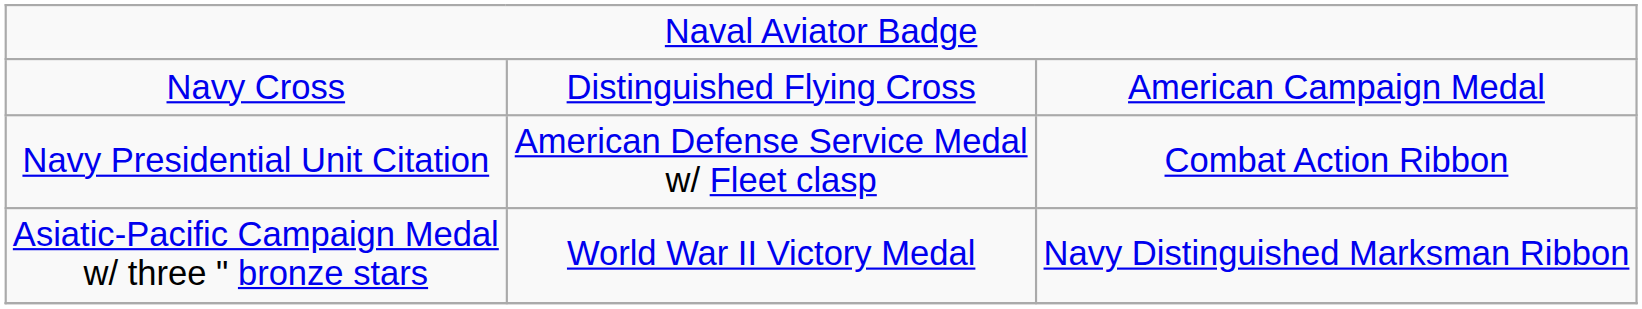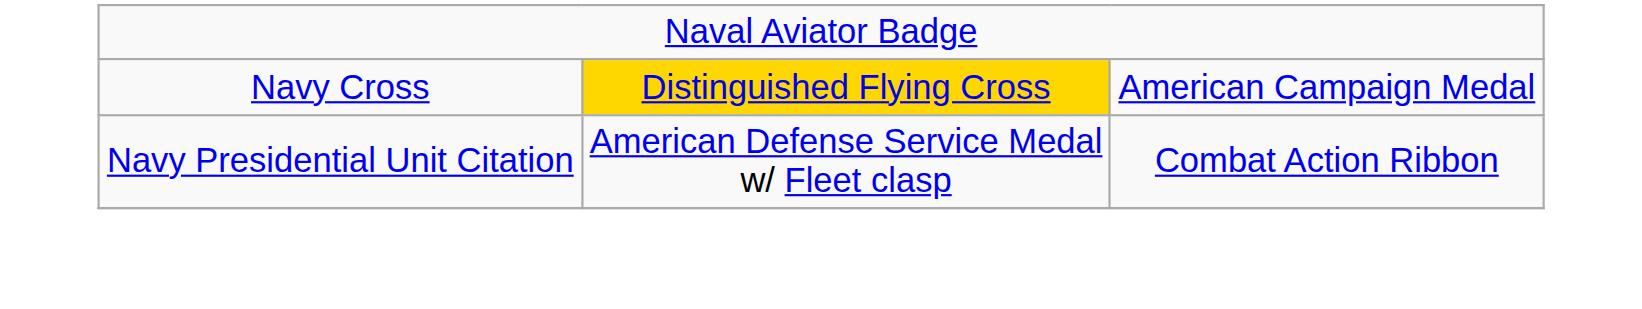(771, 86) no background -> (846, 86) gold background
- row: (256, 254)
